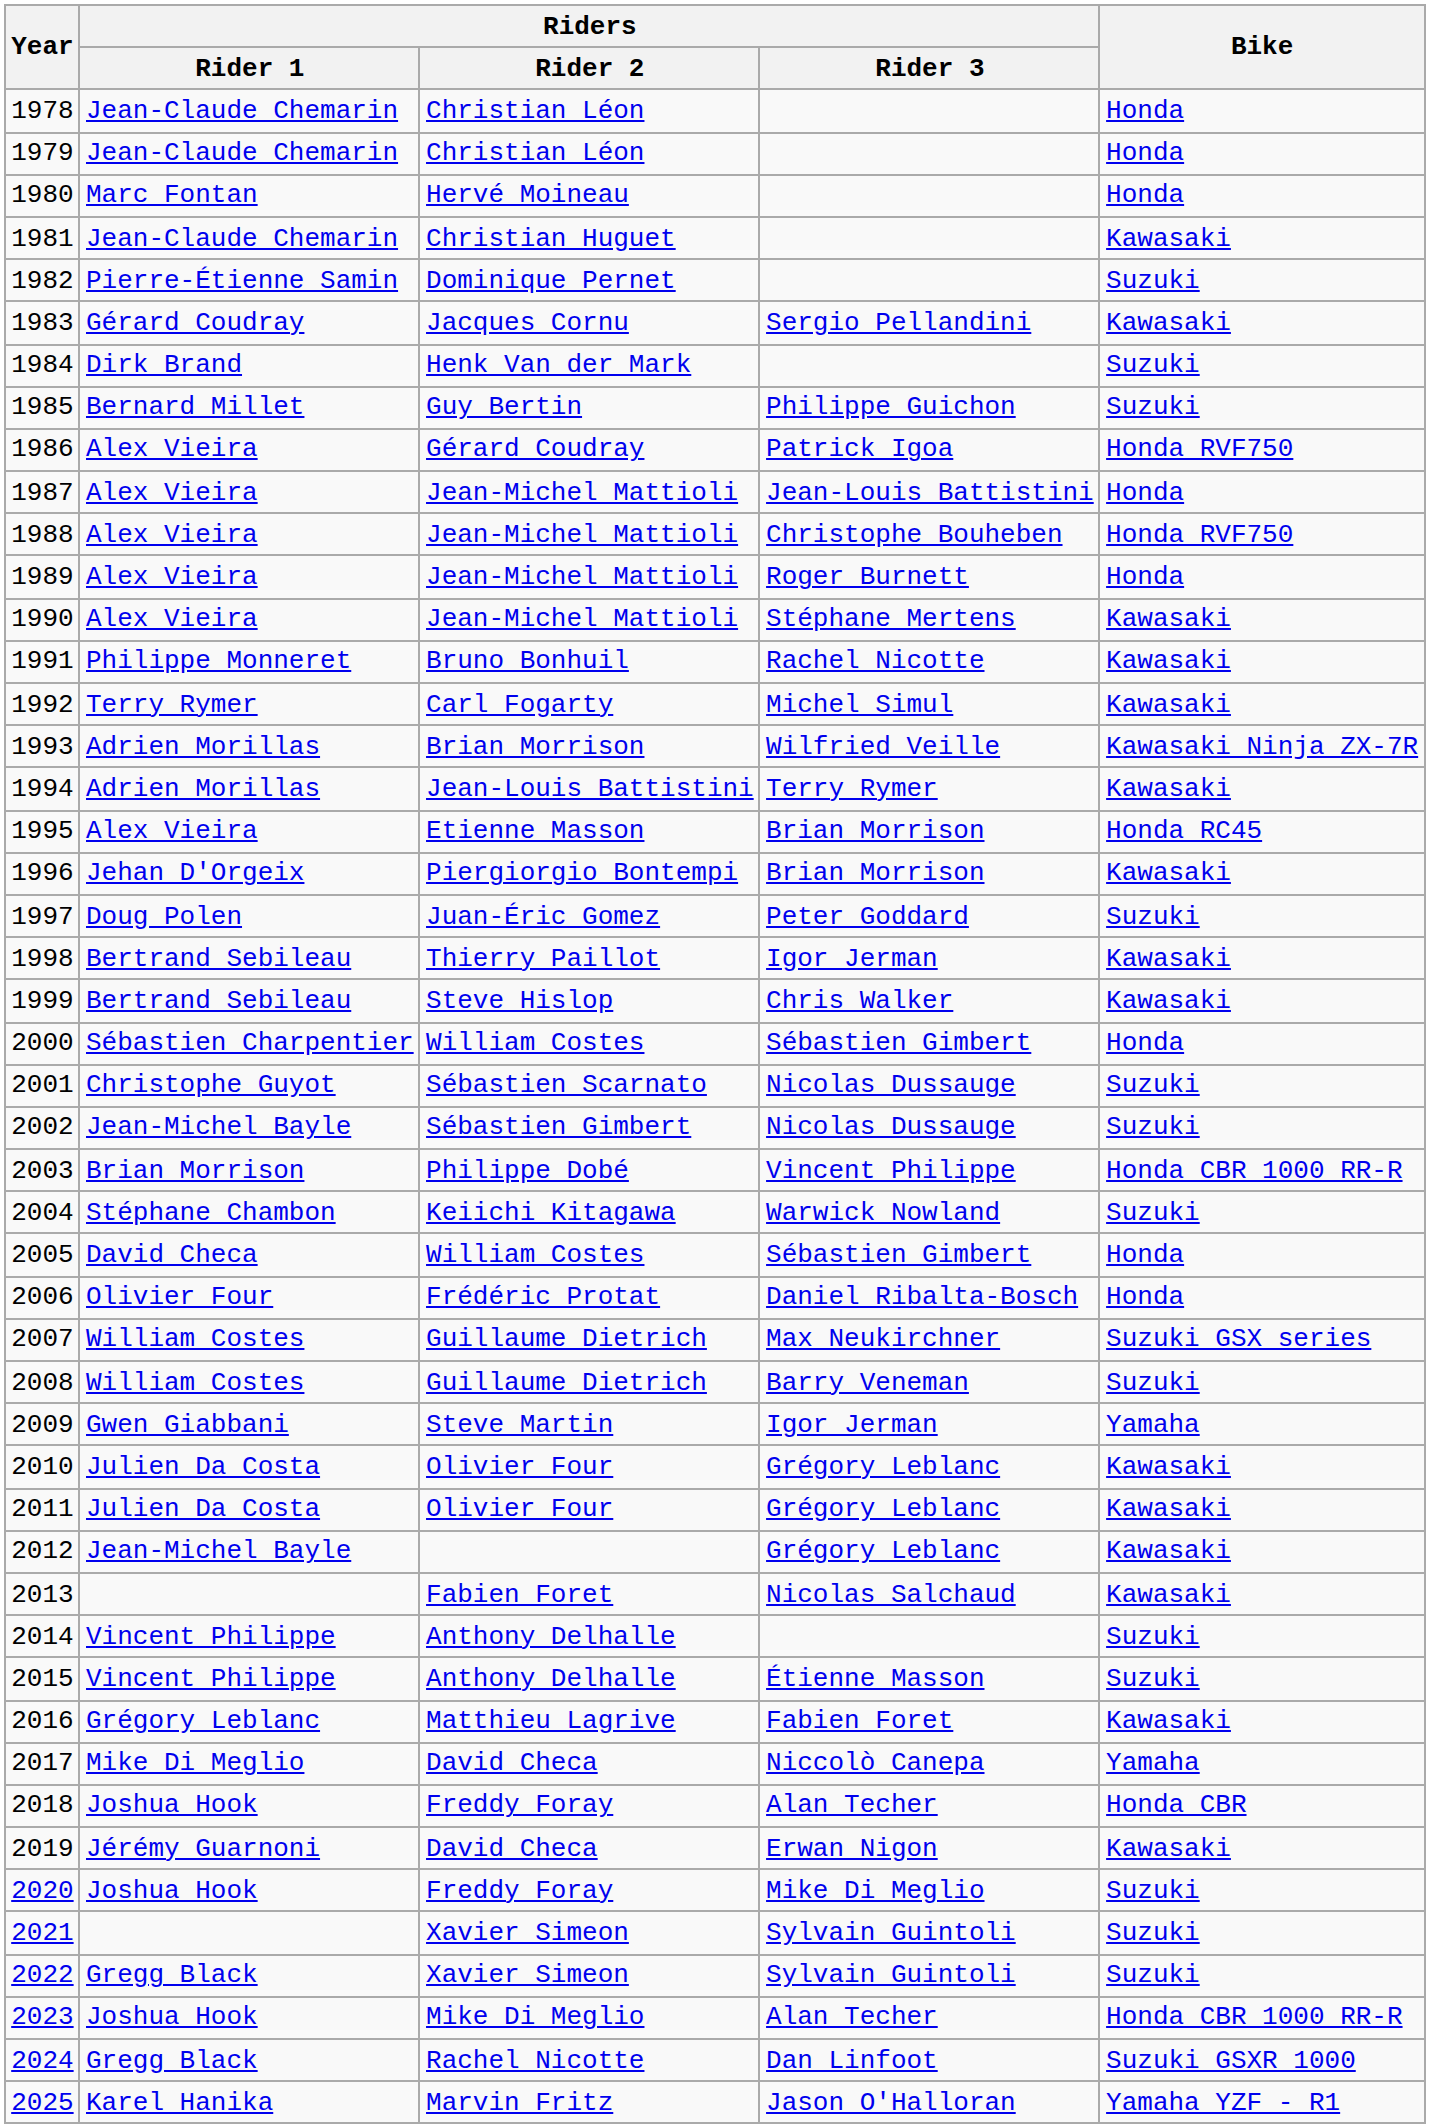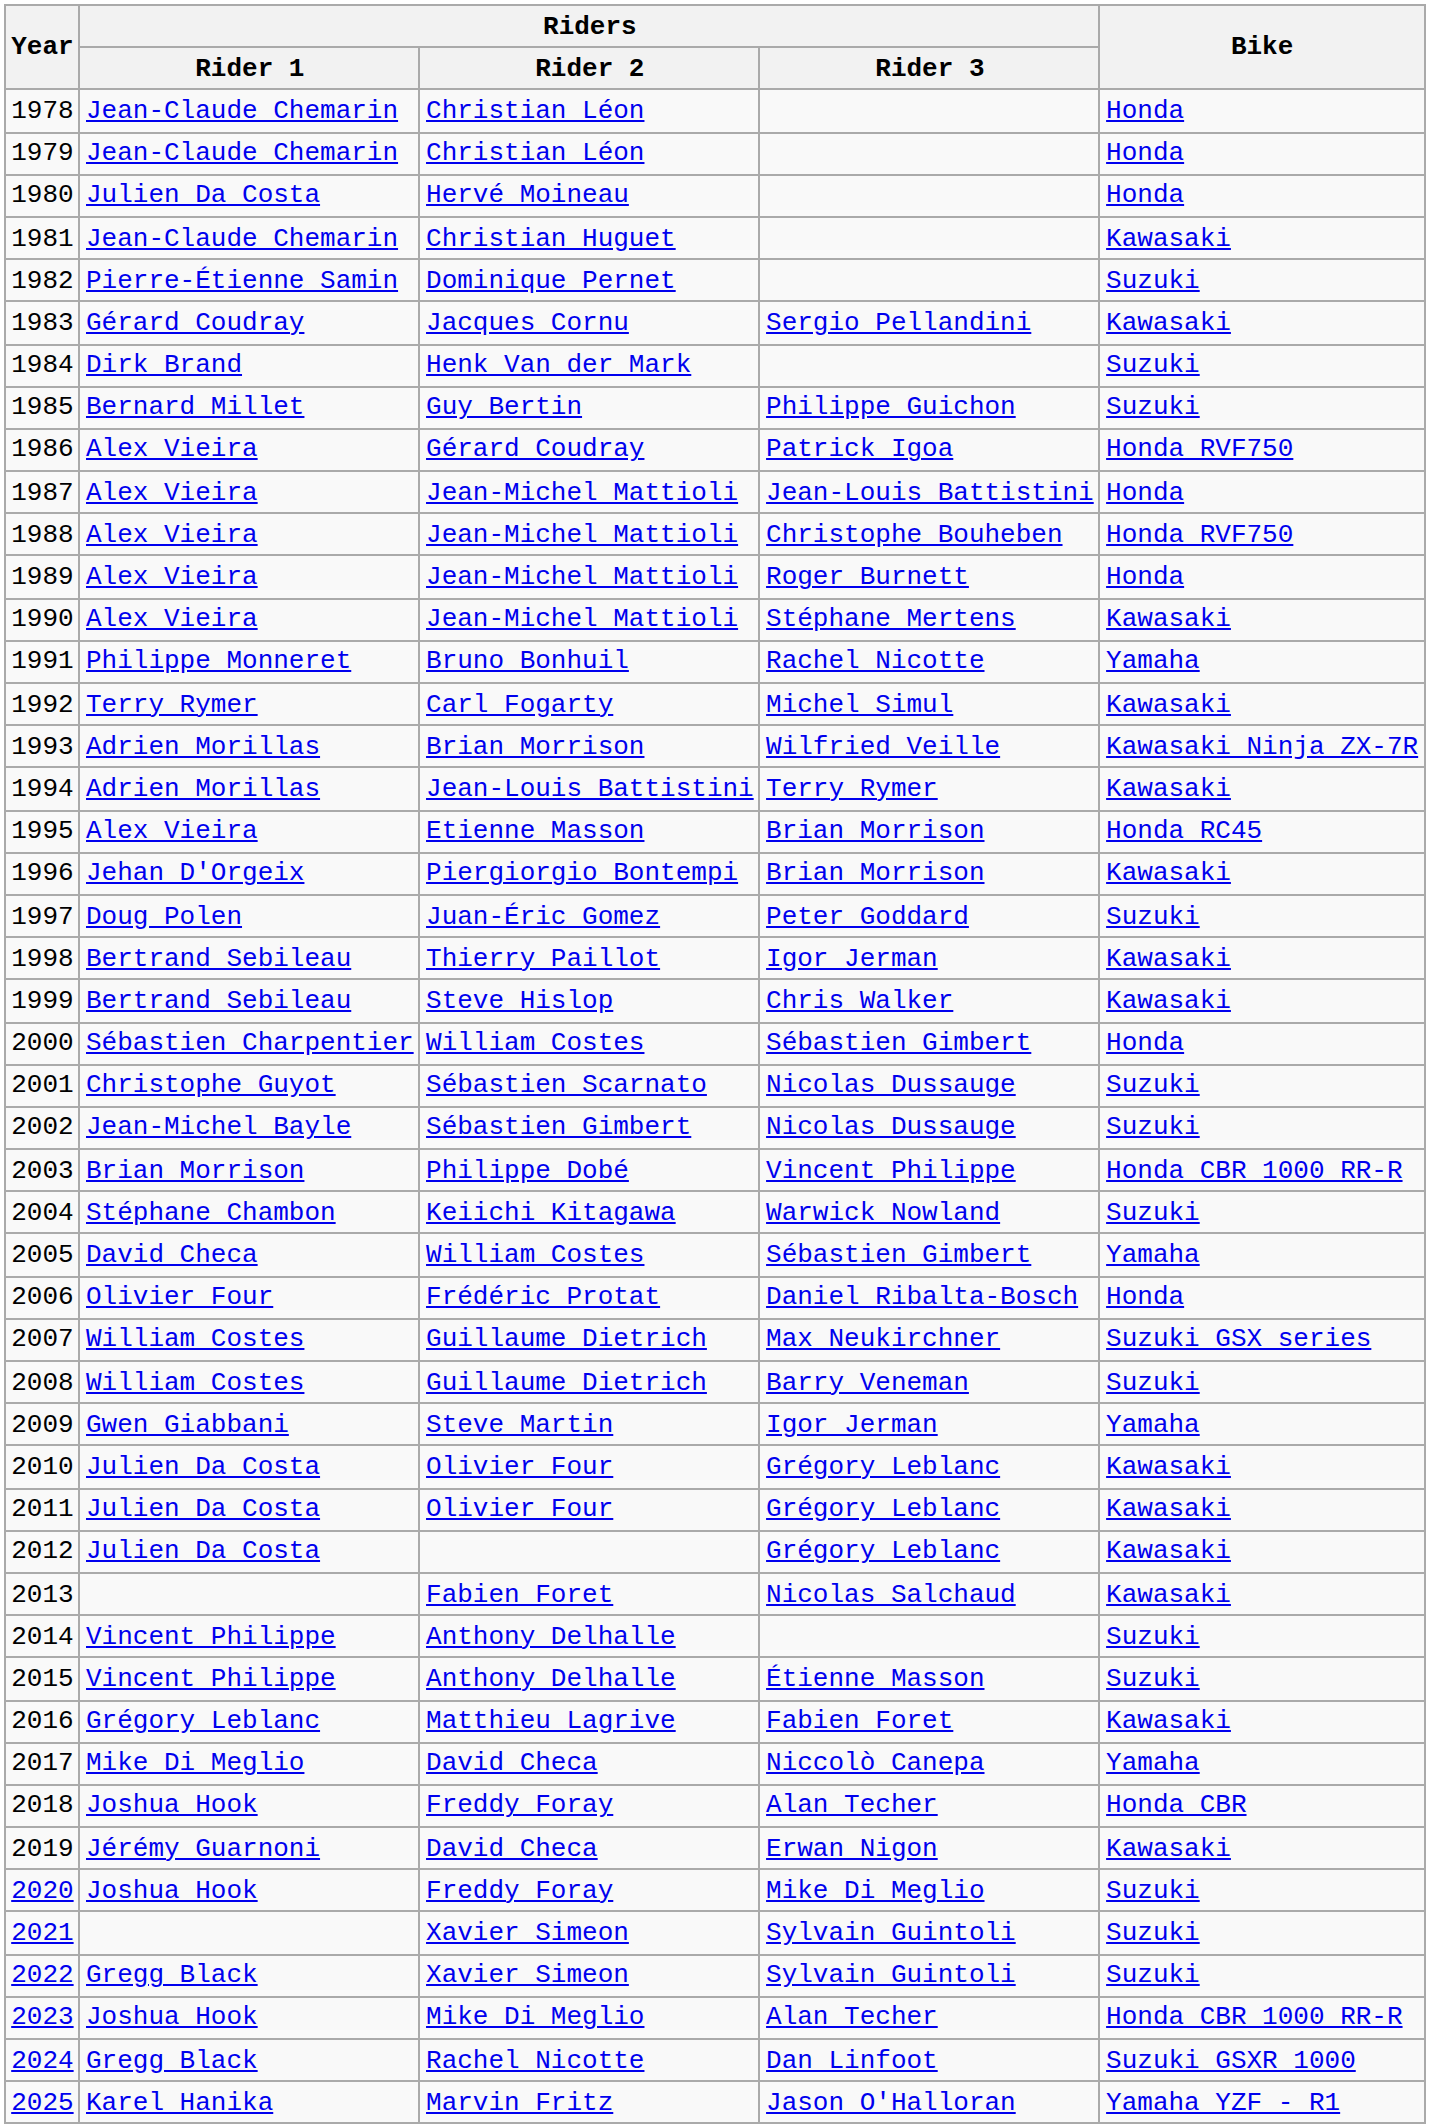(172, 196) Marc Fontan -> (203, 196) Julien Da Costa
(1169, 662) Kawasaki -> (1153, 662) Yamaha
(1145, 1255) Honda -> (1153, 1255) Yamaha
(219, 1552) Jean-Michel Bayle -> (203, 1552) Julien Da Costa
